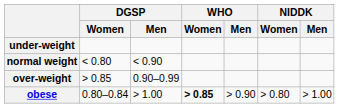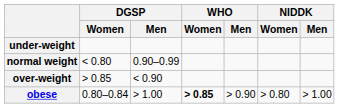(148, 62) < 0.90 -> (156, 62) 0.90–0.99
(156, 78) 0.90–0.99 -> (148, 78) < 0.90
